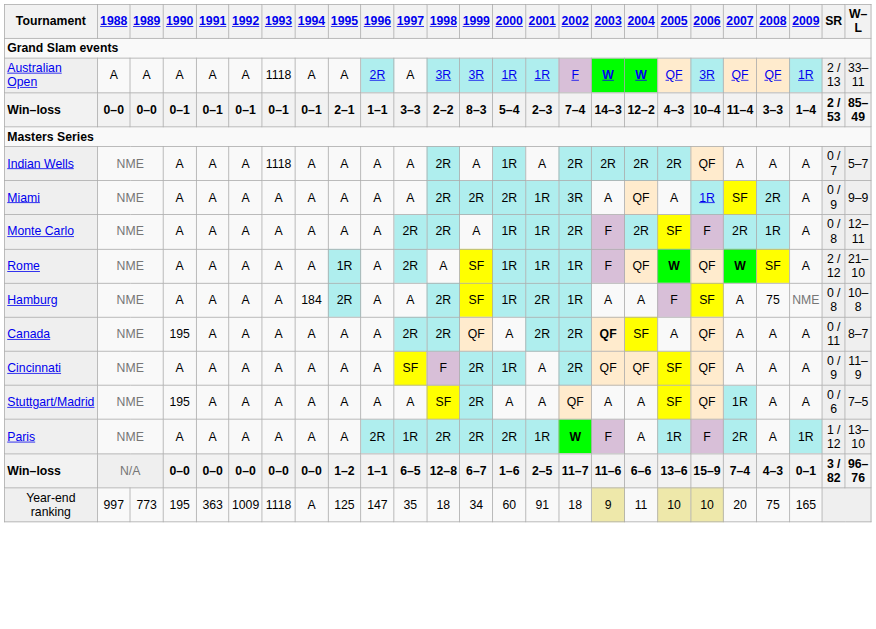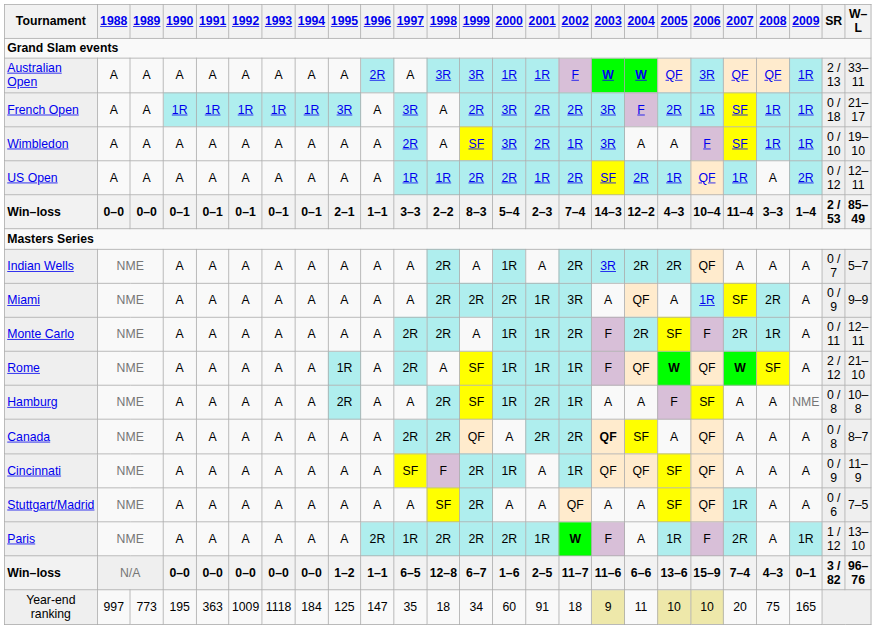(279, 75) 1118 -> (279, 75) A
+ row: (43, 109)
+ row: (38, 143)
+ row: (32, 177)
(279, 163) 1118 -> (279, 265) A
(608, 163) 2R -> (608, 265) 3R
(834, 231) 0 / 8 -> (834, 333) 0 / 11
(312, 299) 184 -> (312, 402) A
(773, 299) 75 -> (773, 402) A
(180, 333) 195 -> (180, 436) A
(834, 333) 0 / 11 -> (834, 436) 0 / 8
(575, 367) 2R -> (575, 470) 1R
(180, 402) 195 -> (180, 504) A
(312, 504) A -> (312, 606) 184
